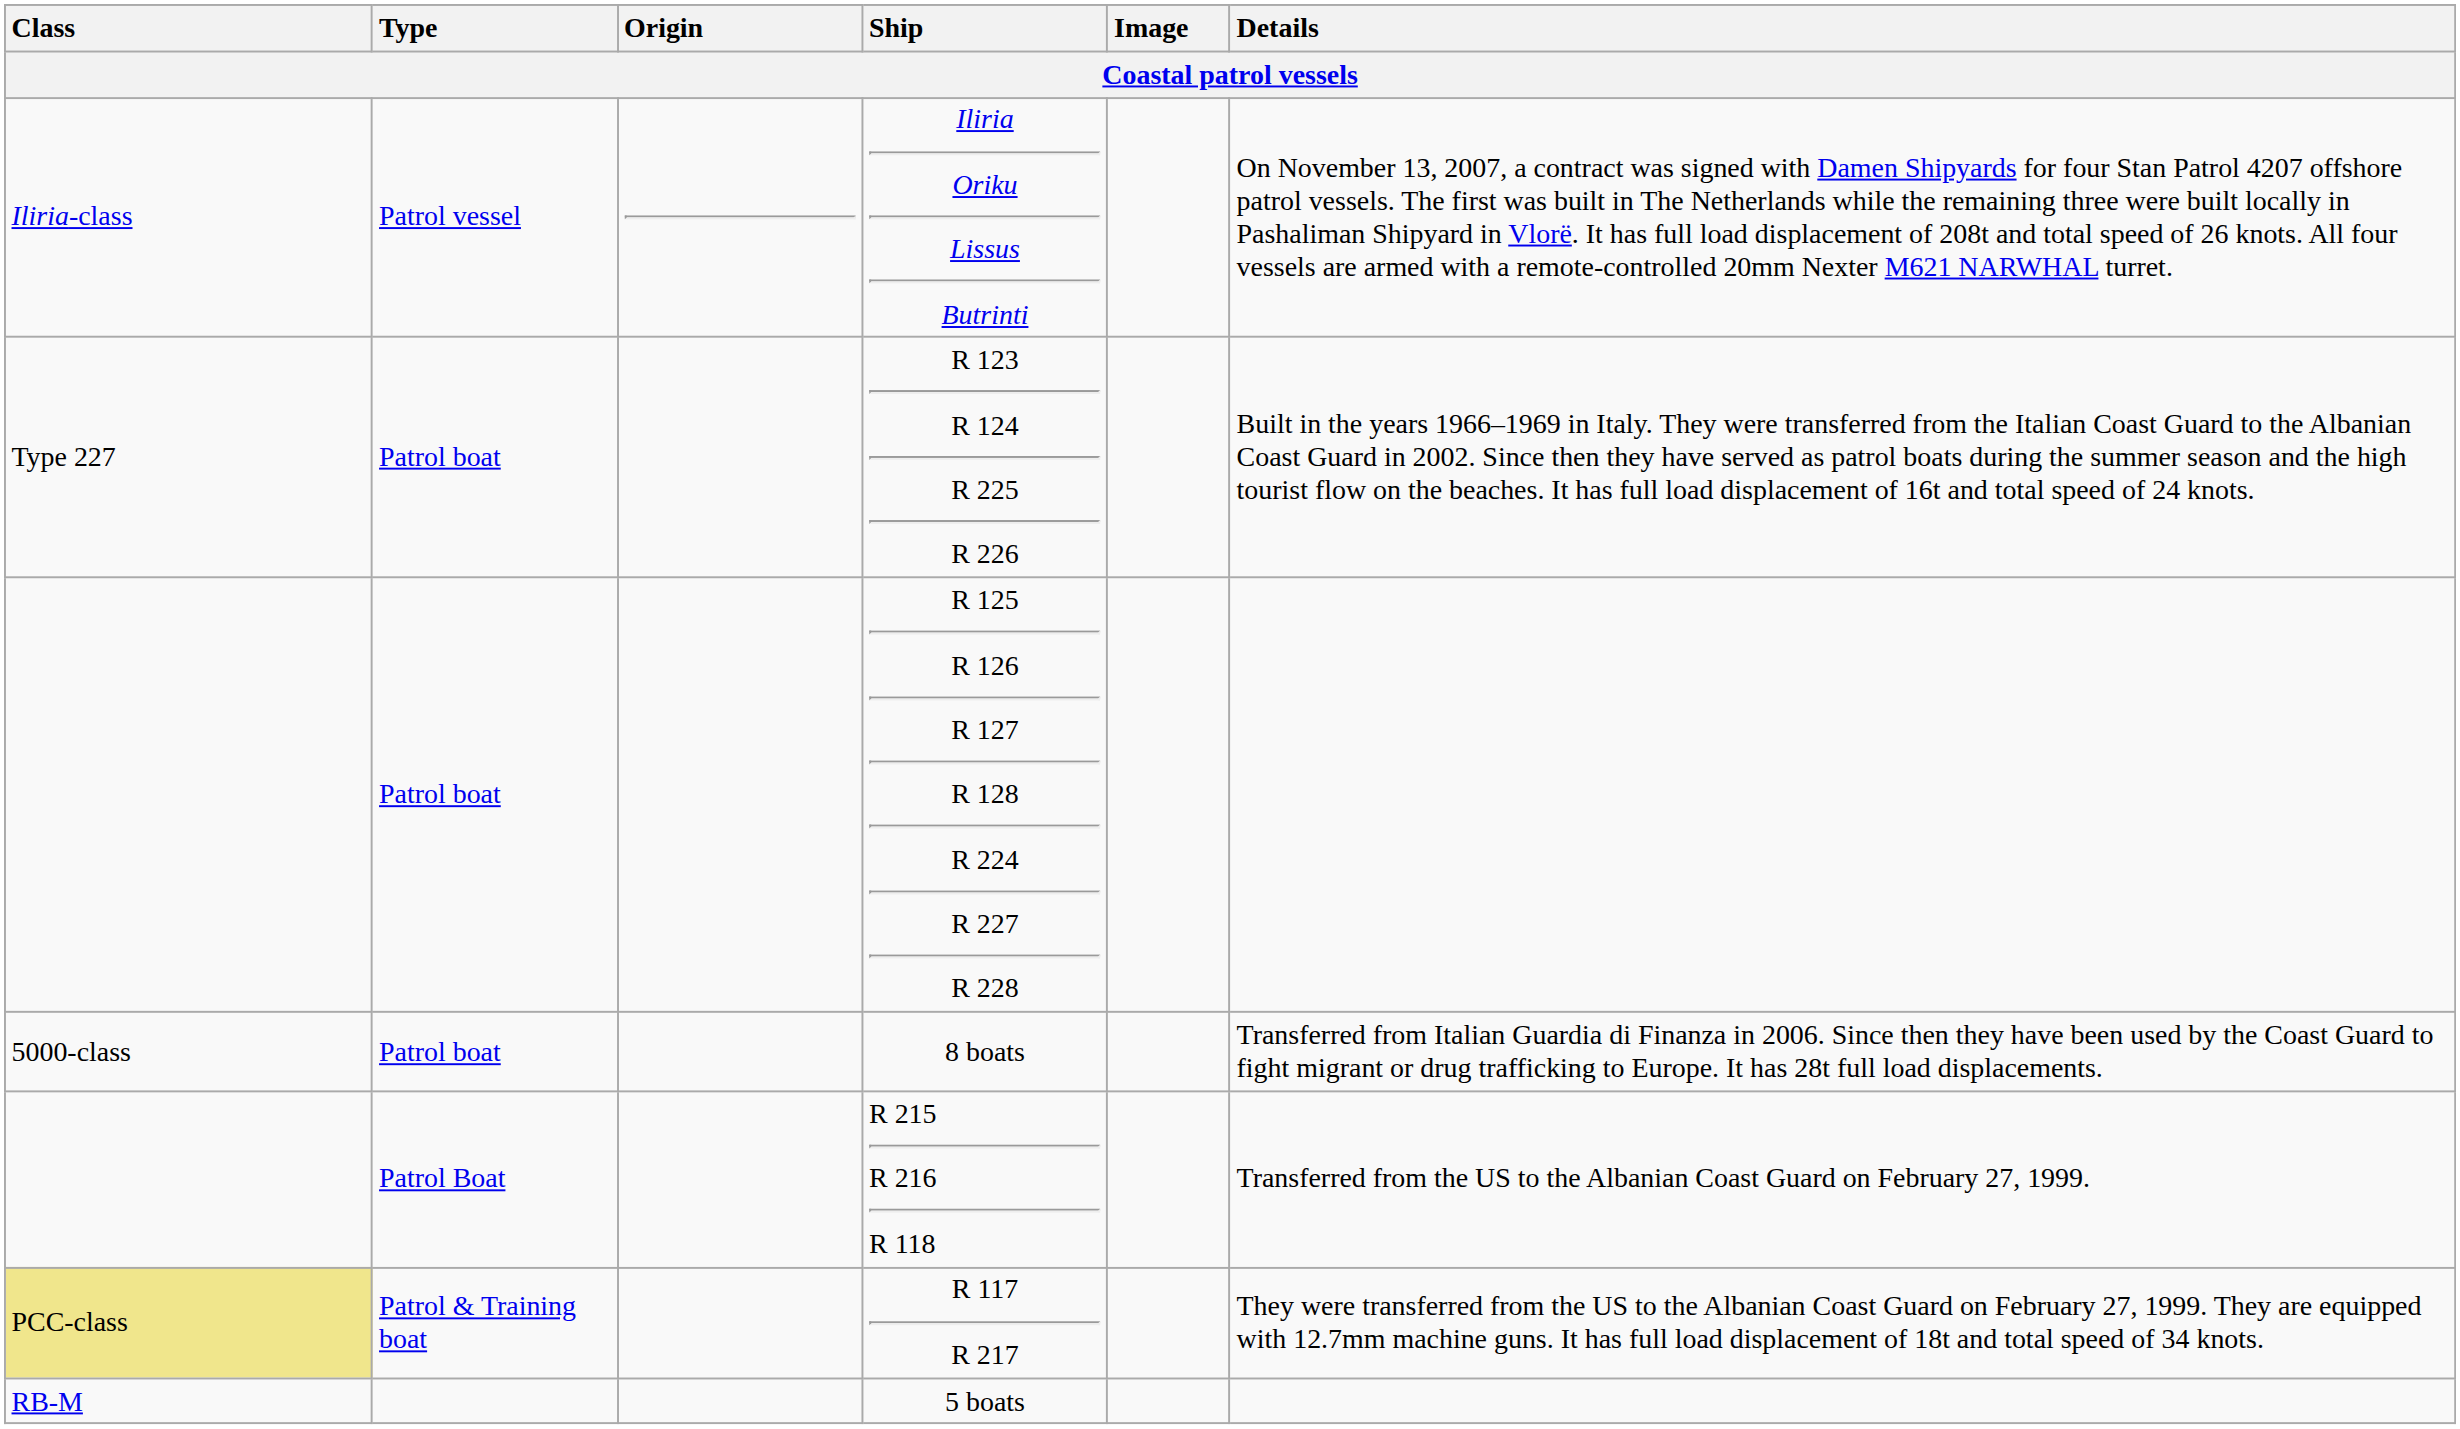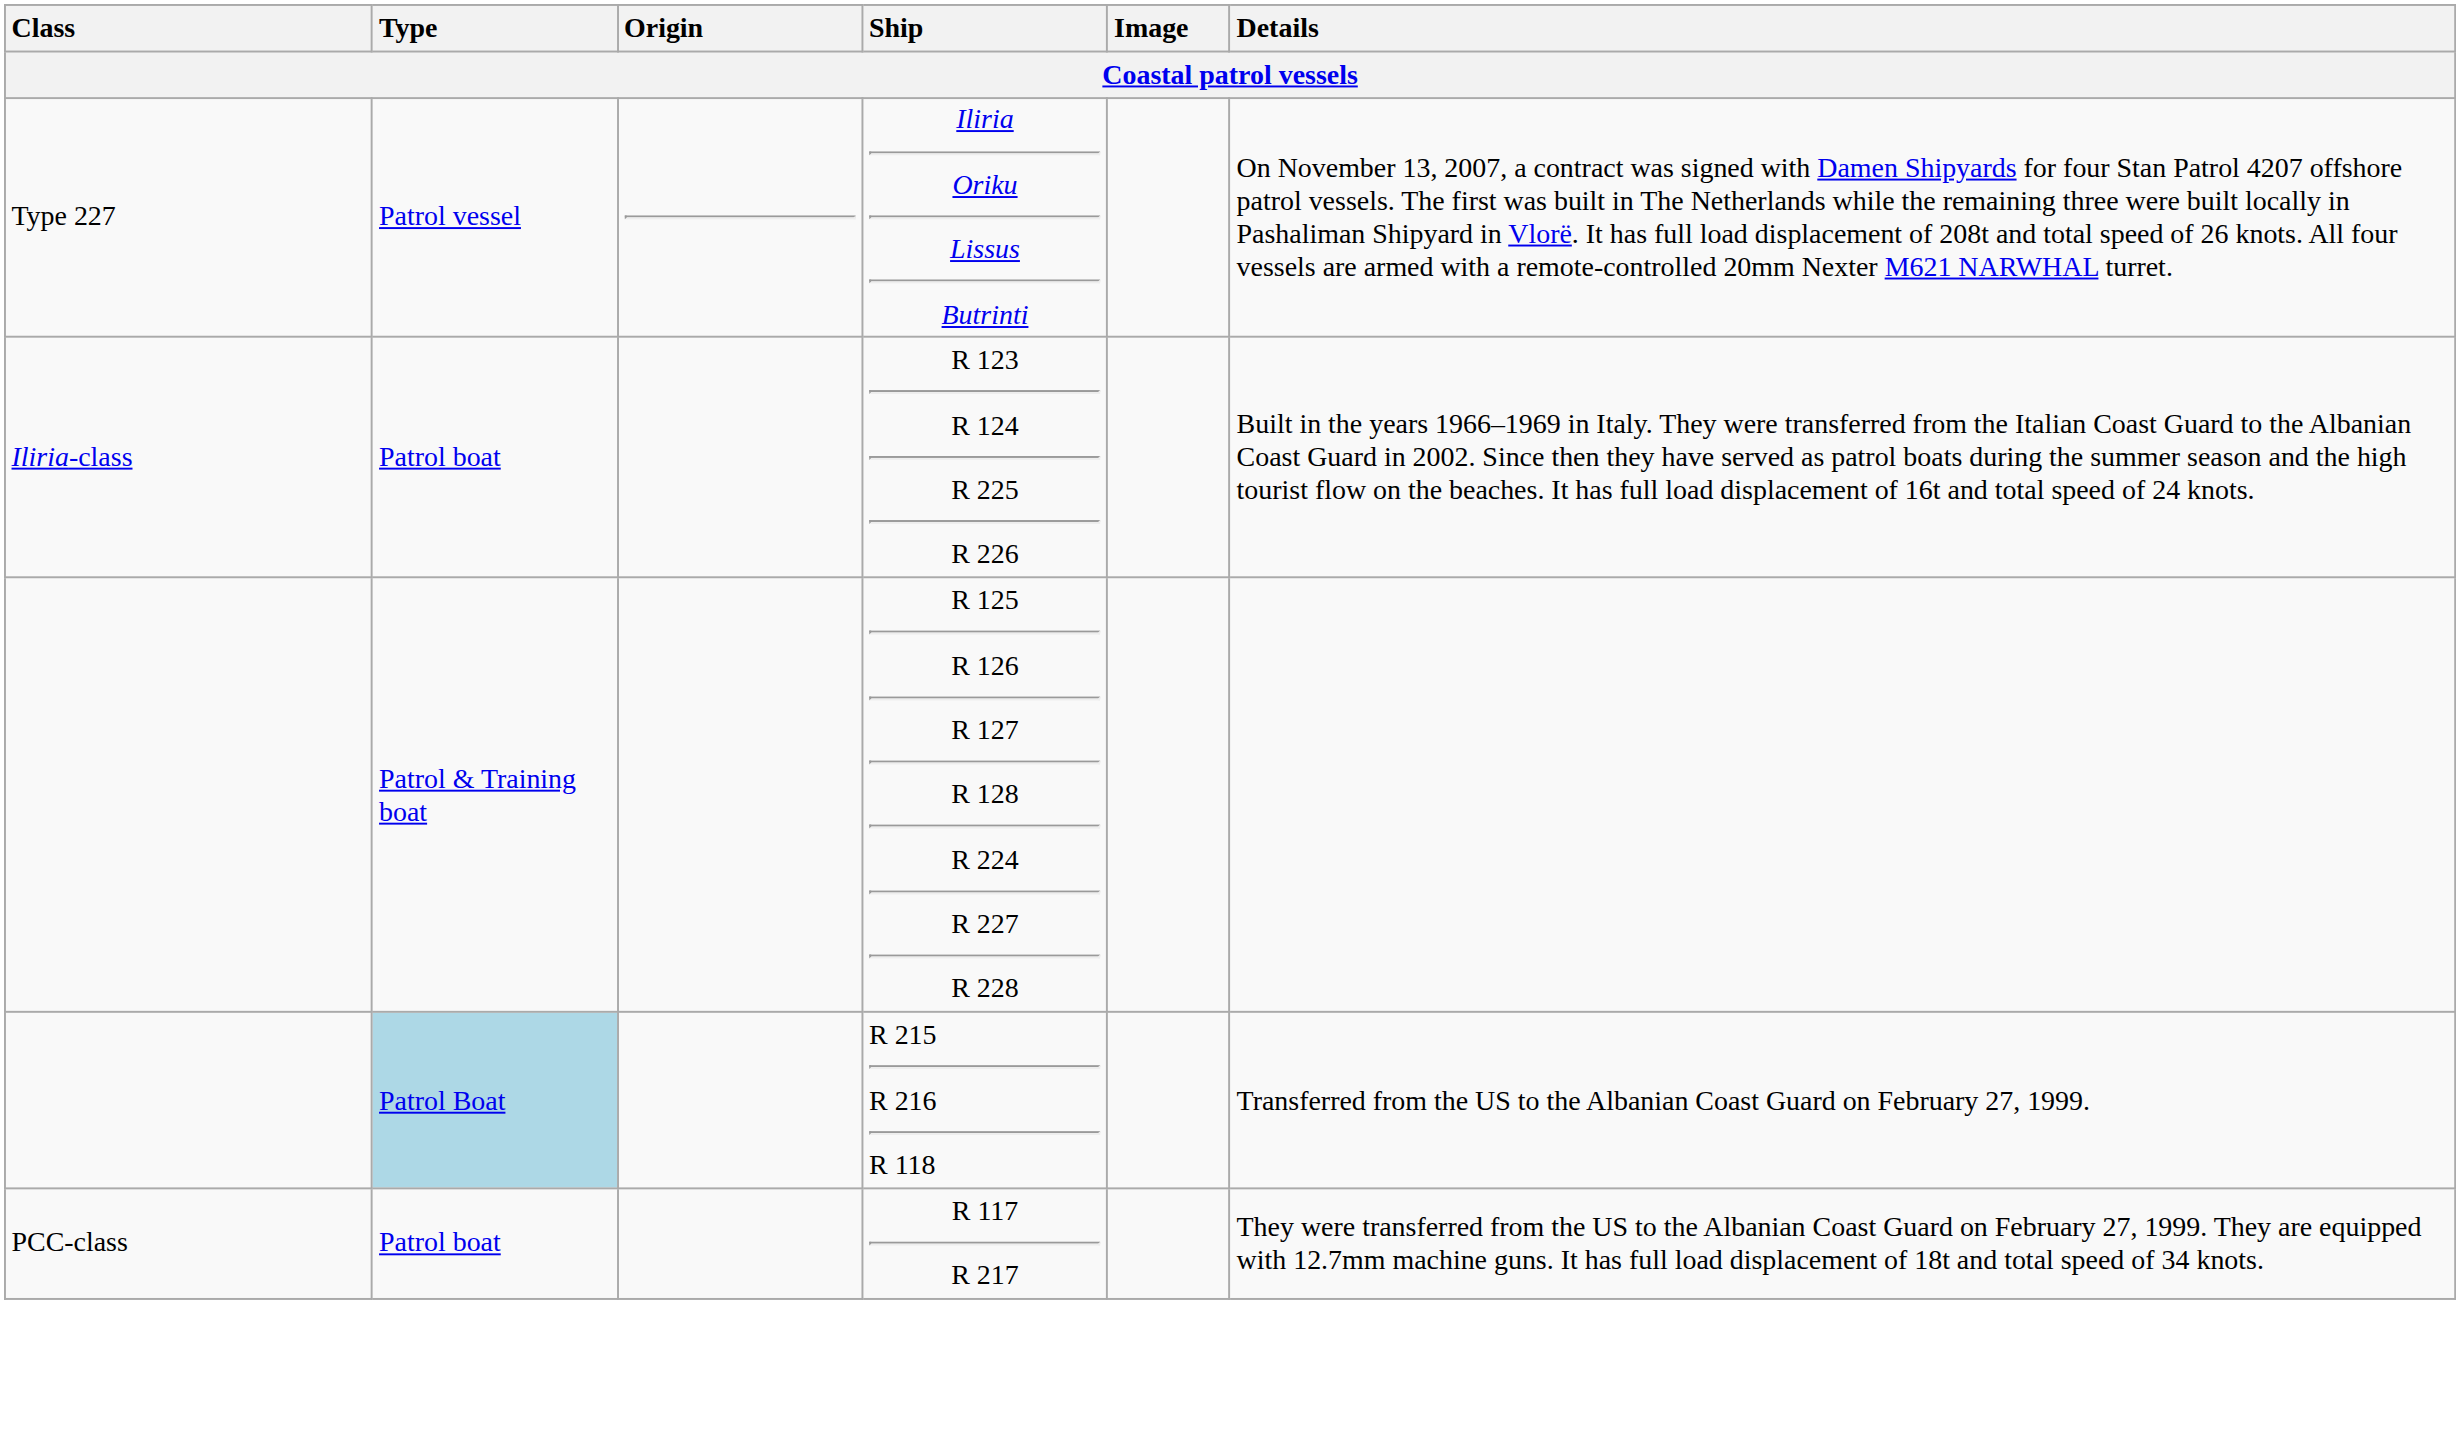(72, 216) Iliria-class -> (64, 216) Type 227
(64, 457) Type 227 -> (72, 457) Iliria-class
(440, 794) Patrol boat -> (478, 794) Patrol & Training boat
- row: (985, 1051)
(442, 1178) no background -> (442, 1099) lightblue background
(70, 1321) khaki background -> (70, 1242) no background
(478, 1321) Patrol & Training boat -> (440, 1242) Patrol boat
- row: (985, 1400)
